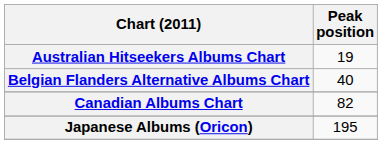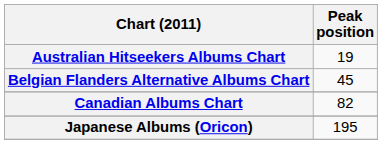(345, 80) 40 -> (345, 80) 45
